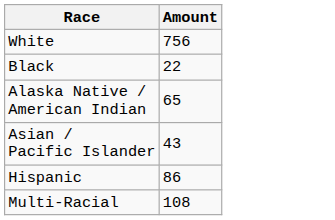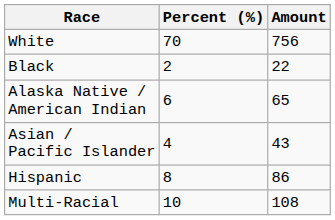+ column: (213, 17)
